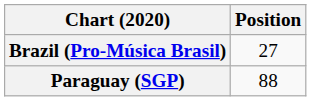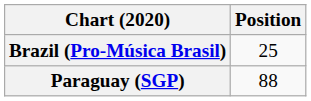(268, 50) 27 -> (268, 50) 25
